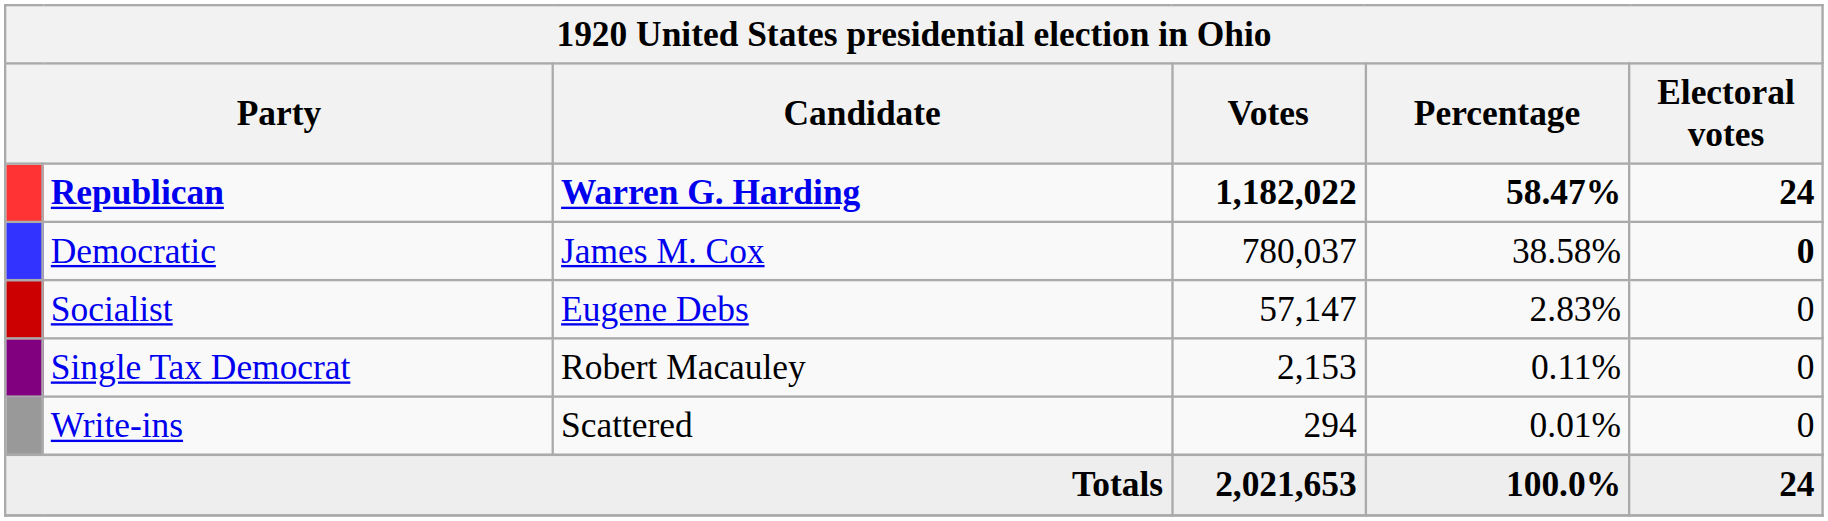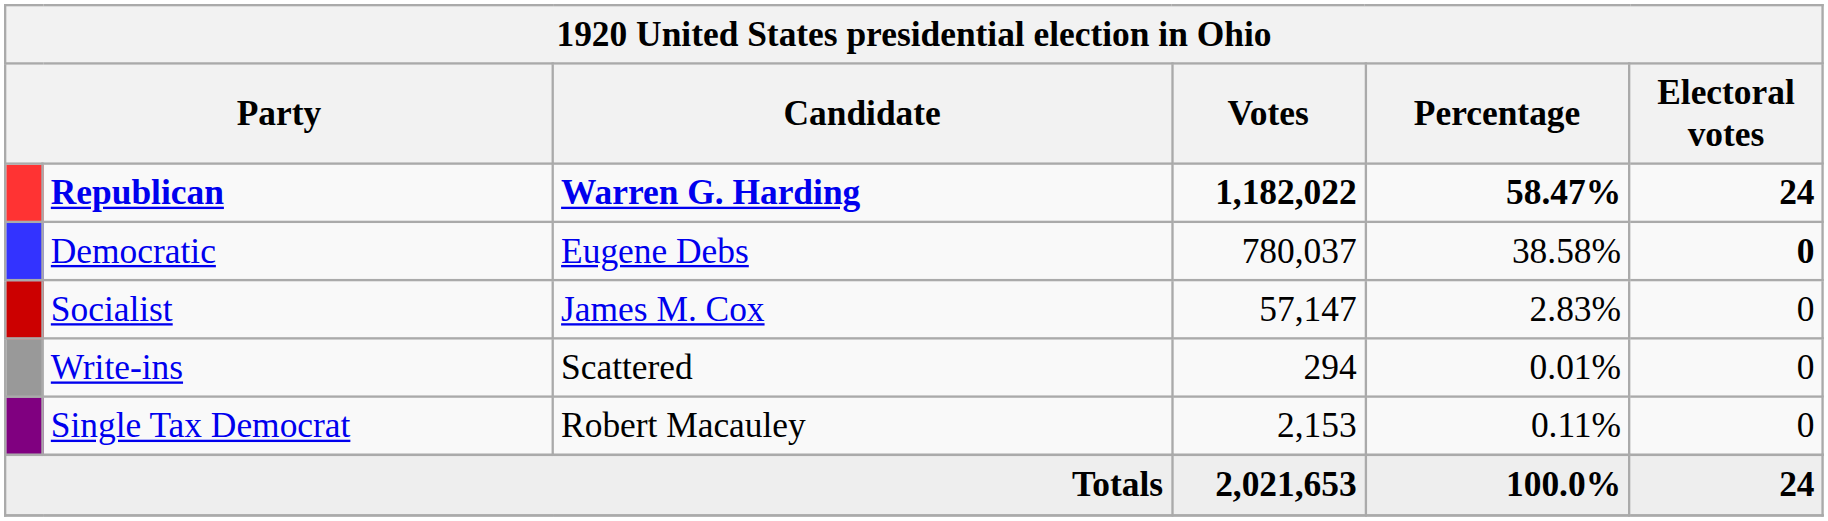(663, 251) James M. Cox -> (655, 251) Eugene Debs
(655, 309) Eugene Debs -> (663, 309) James M. Cox
rows swapped: (201, 367) <-> (117, 426)
